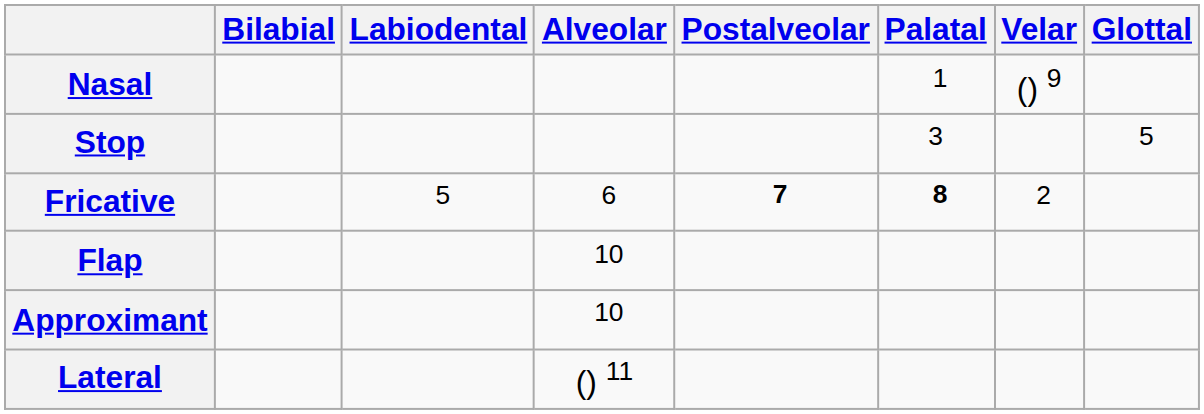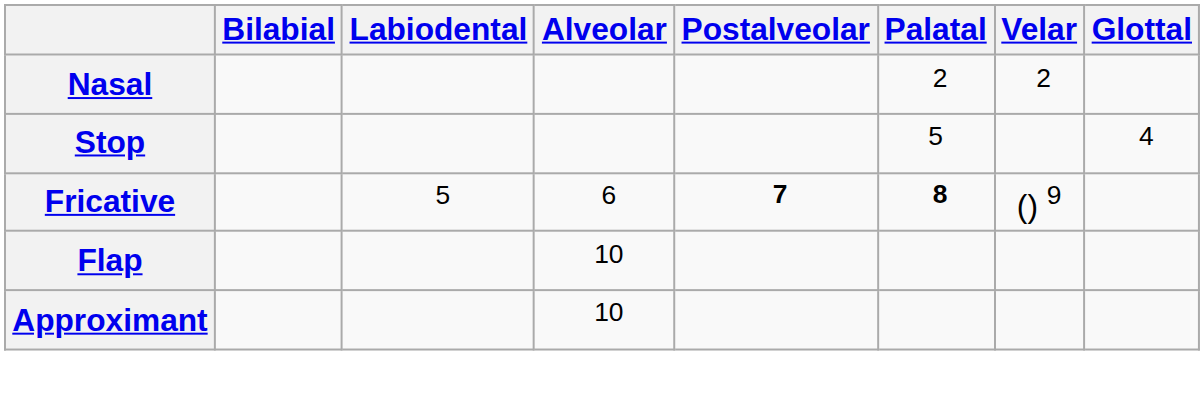(936, 84) 1 -> (936, 84) 2
(1039, 84) () 9 -> (1039, 84) 2
(936, 136) 3 -> (936, 136) 5
(1142, 142) 5 -> (1142, 142) 4
(1039, 201) 2 -> (1039, 201) () 9
- row: (110, 378)
